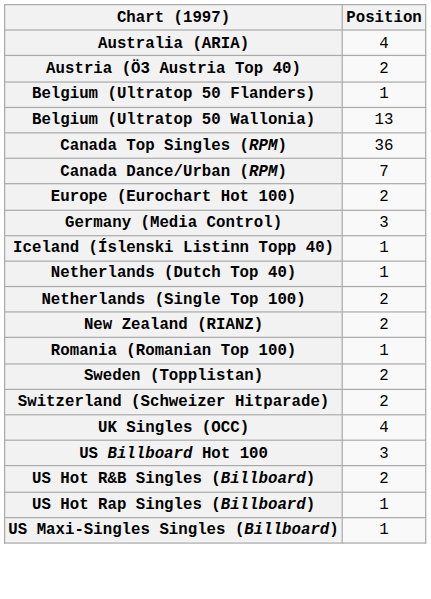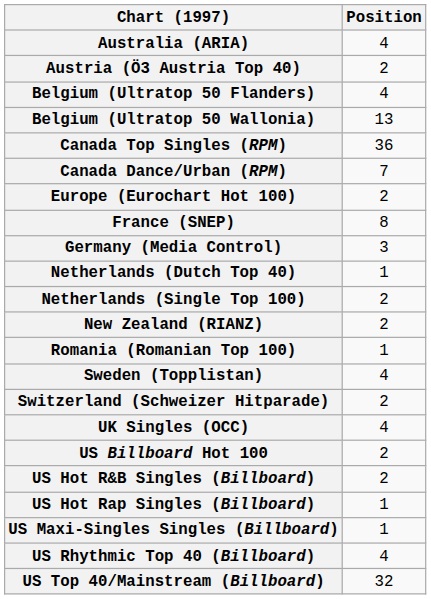(384, 94) 1 -> (384, 94) 4
+ row: (174, 223)
- row: (174, 248)
(384, 376) 2 -> (384, 376) 4
(384, 453) 3 -> (384, 453) 2
+ row: (174, 556)
+ row: (174, 581)
